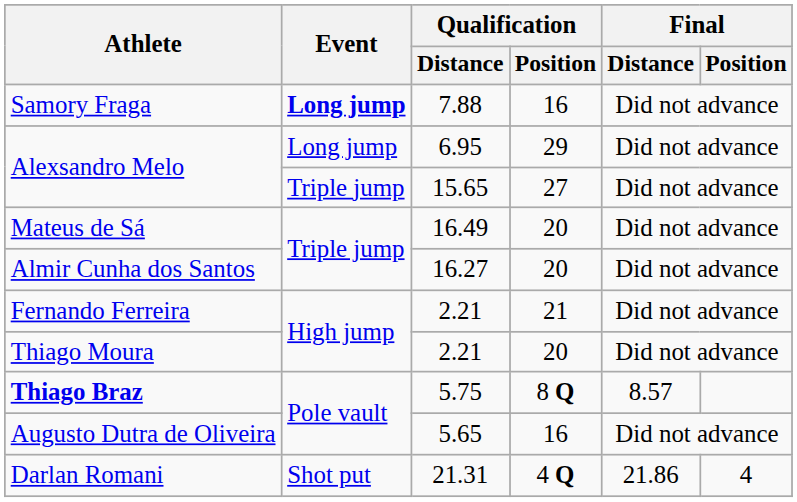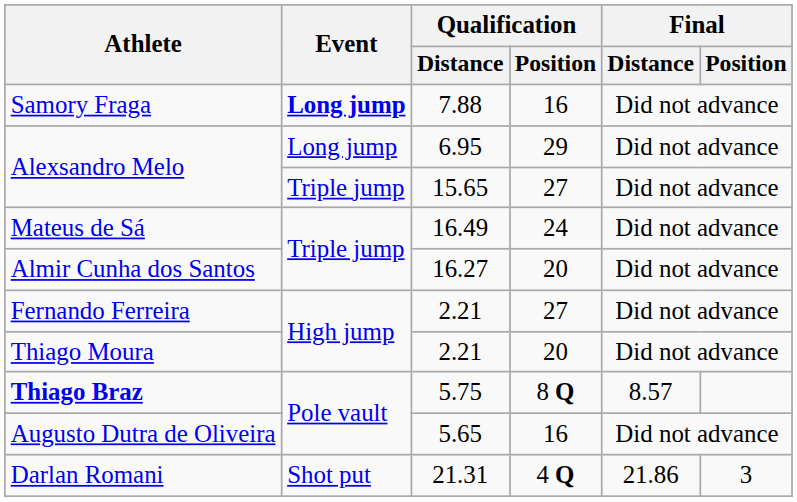(555, 228) 20 -> (555, 228) 24
(555, 310) 21 -> (555, 310) 27
(746, 475) 4 -> (746, 475) 3
